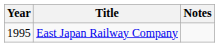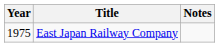(19, 32) 1995 -> (19, 32) 1975
